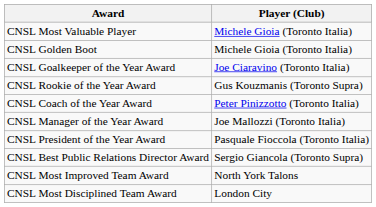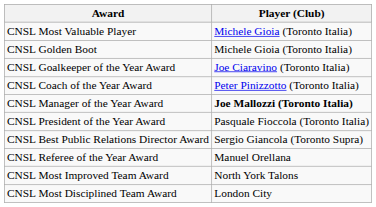- row: (81, 85)
(280, 121) normal -> (284, 103) bold
+ row: (83, 157)
